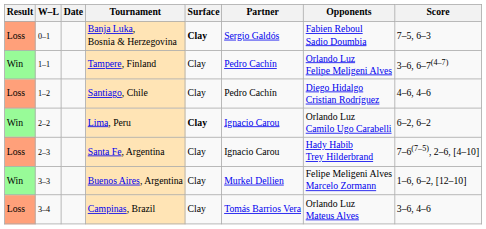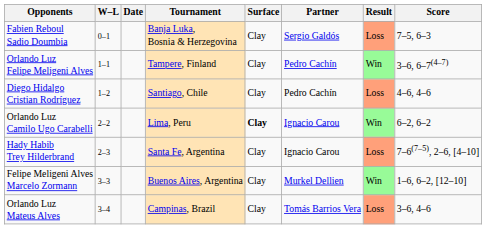columns swapped: (20, 12) <-> (349, 12)
(197, 35) bold -> (257, 35) normal
